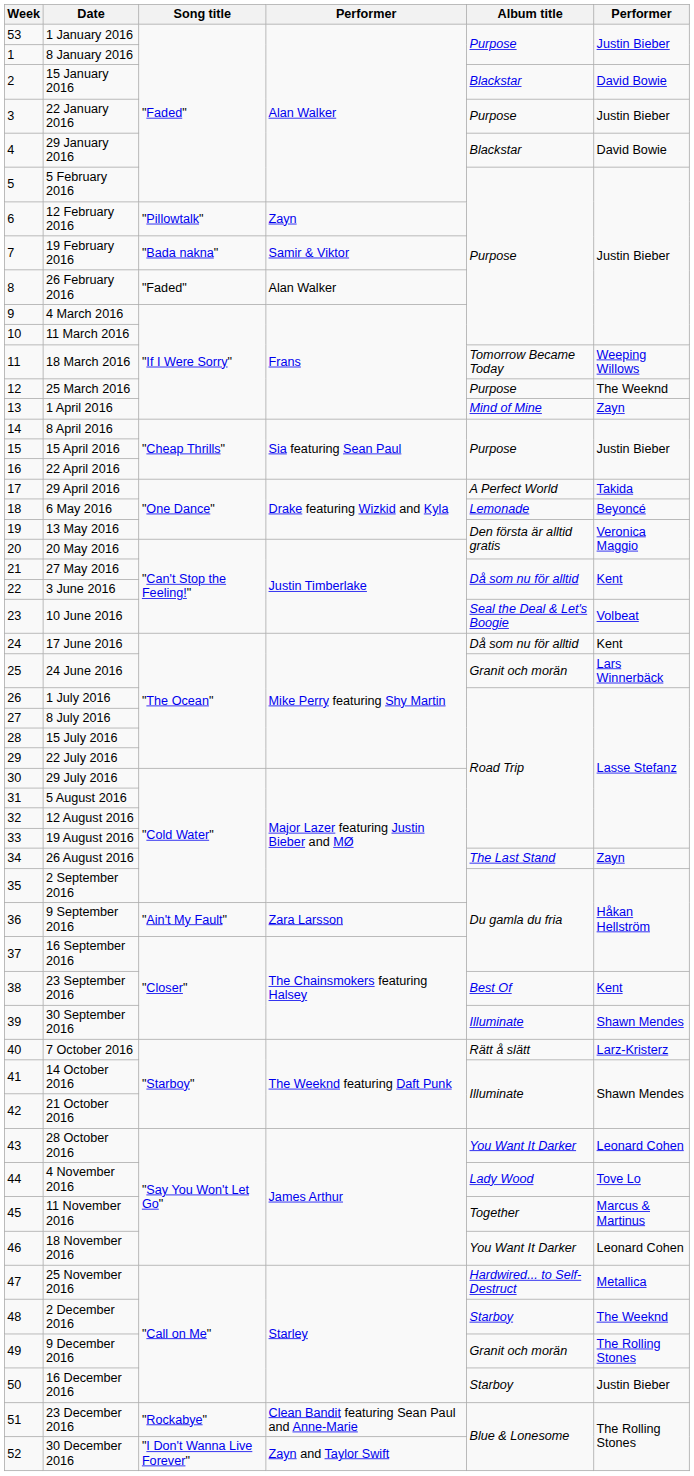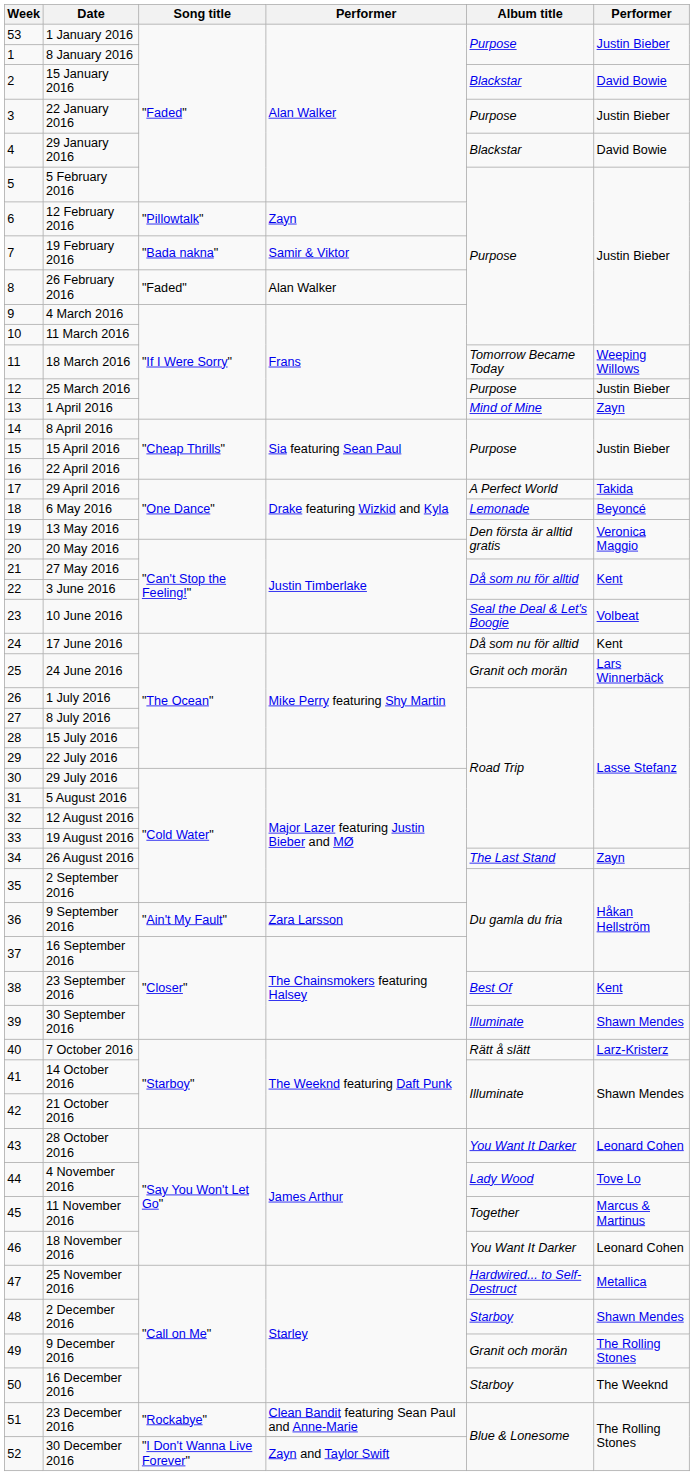(632, 388) The Weeknd -> (633, 388) Justin Bieber
(632, 1316) The Weeknd -> (640, 1316) Shawn Mendes
(633, 1385) Justin Bieber -> (632, 1385) The Weeknd
